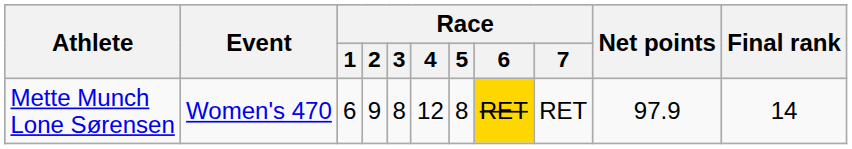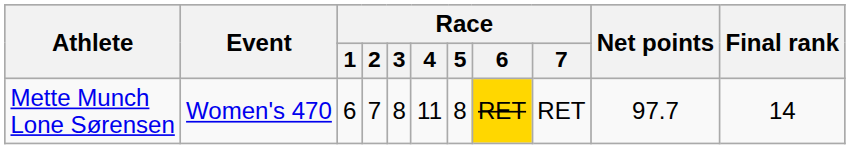(374, 111) 9 -> (374, 111) 7
(430, 111) 12 -> (430, 111) 11
(657, 111) 97.9 -> (655, 111) 97.7
